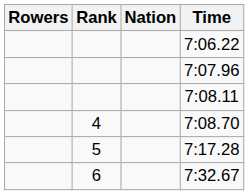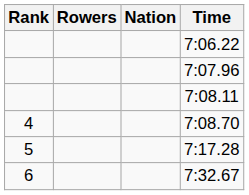columns swapped: (96, 17) <-> (38, 17)
